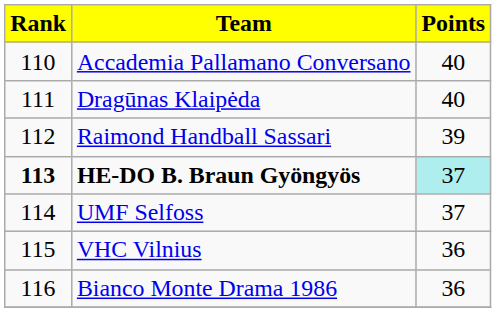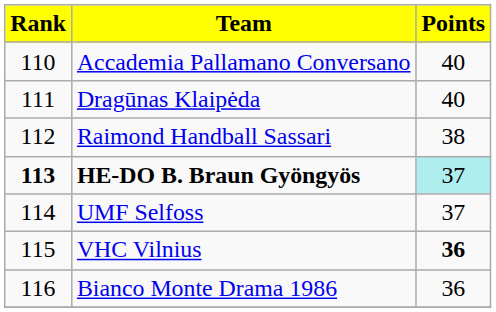(453, 136) 39 -> (453, 136) 38
(453, 250) normal -> (453, 250) bold
